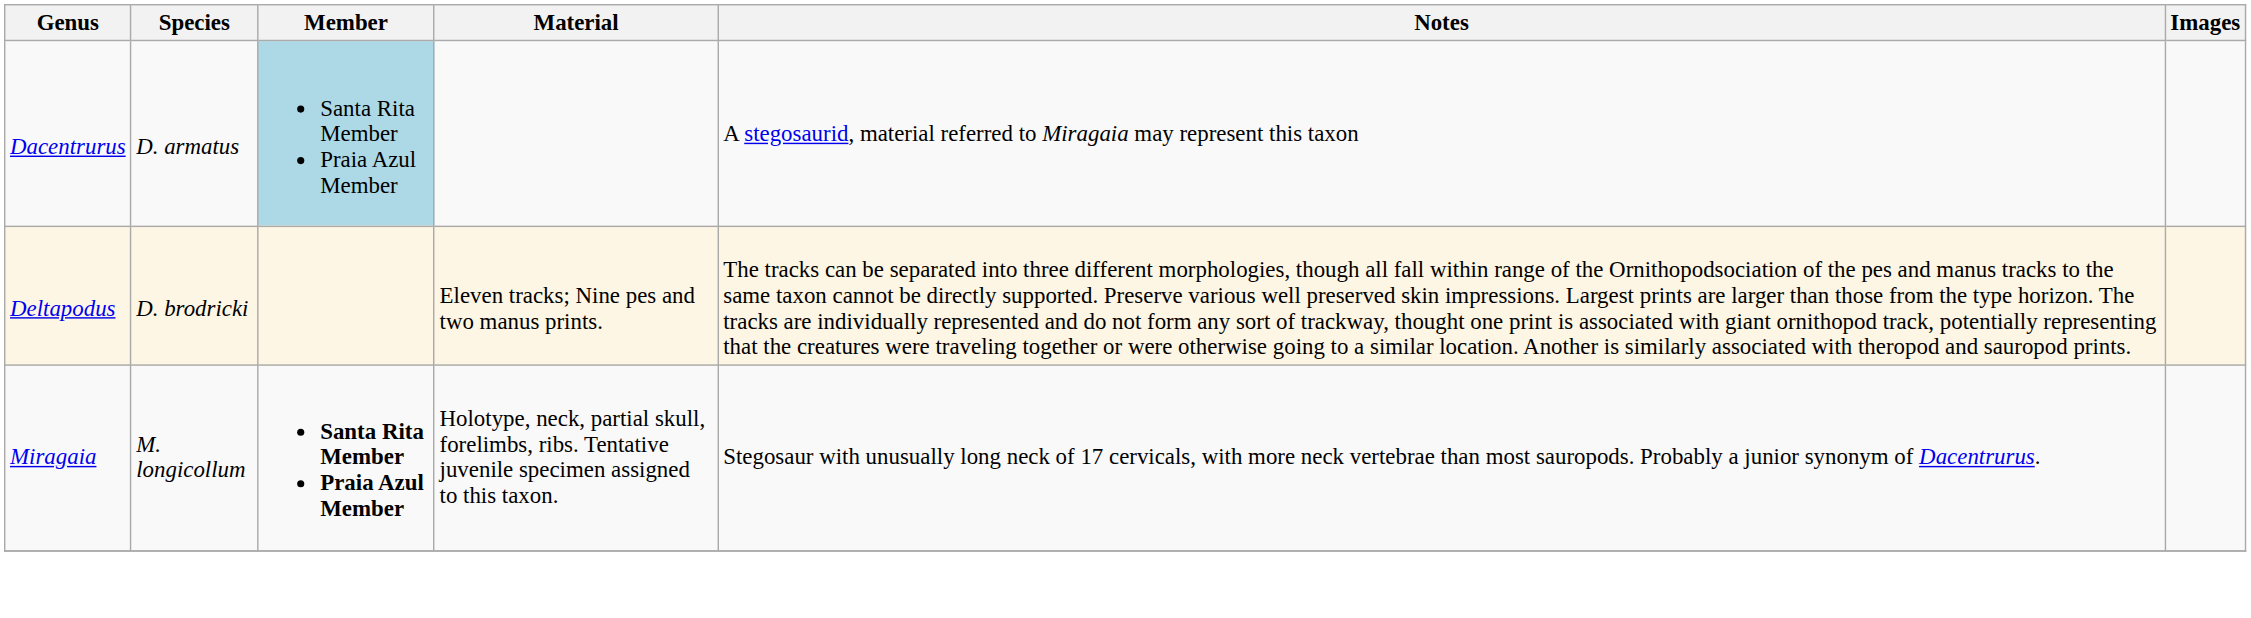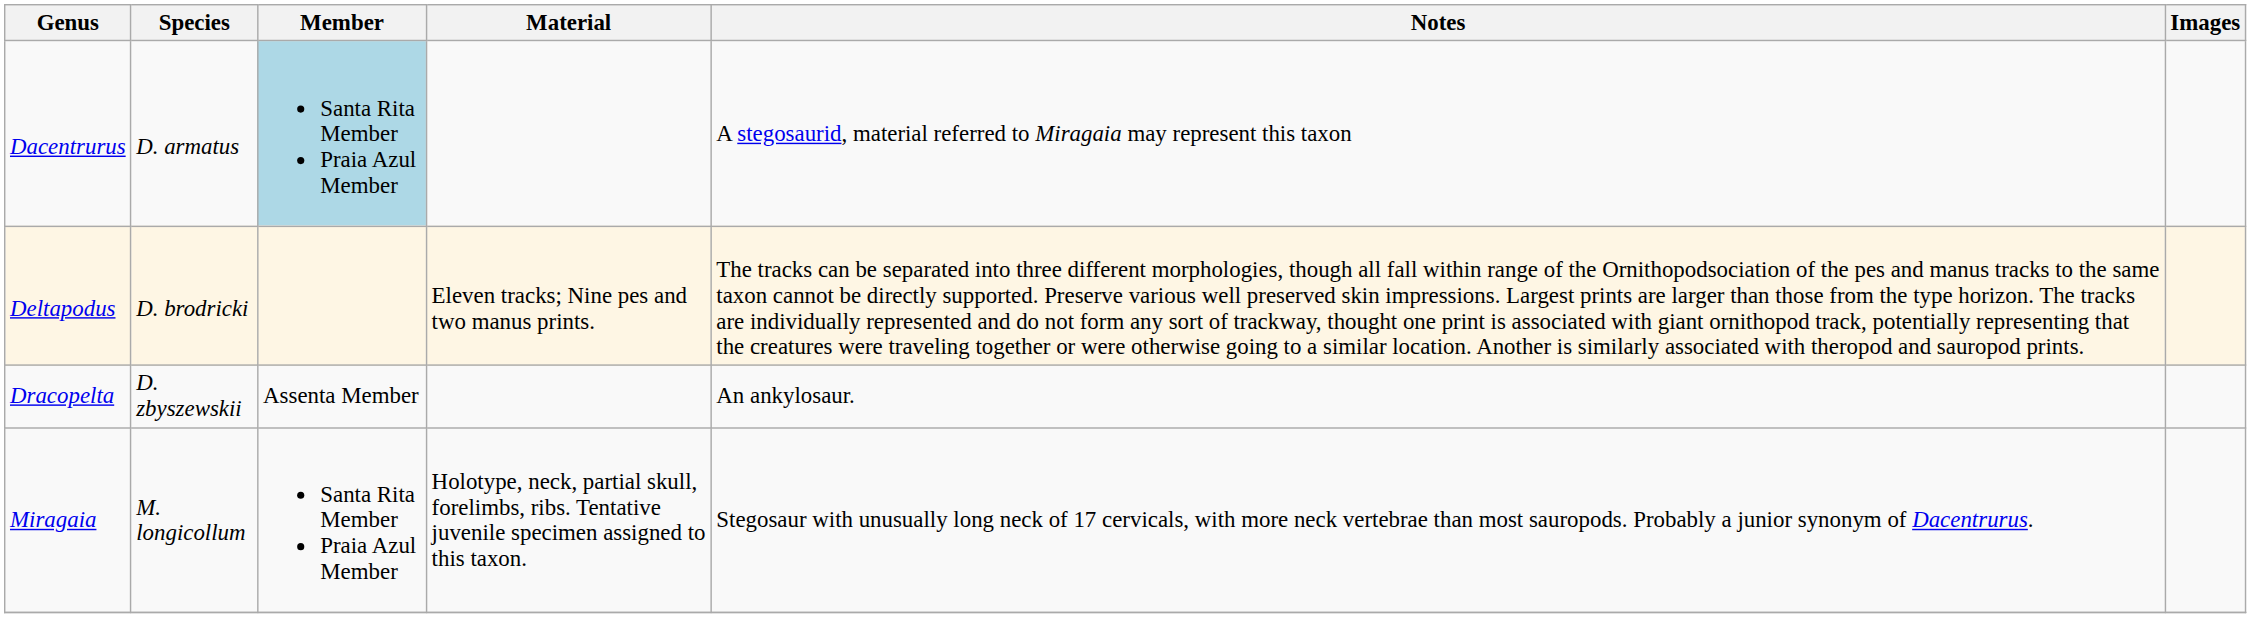+ row: (62, 396)
(346, 471) bold -> (342, 533) normal
